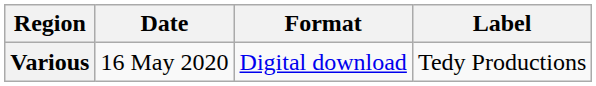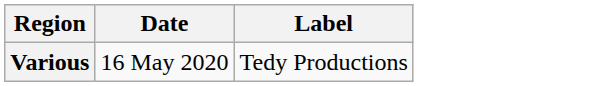- column: (323, 23)
